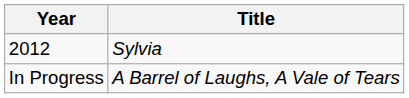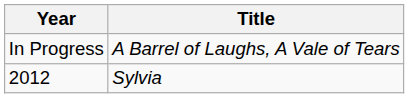rows swapped: (30, 48) <-> (56, 78)
